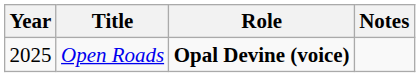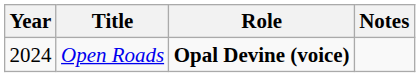(30, 54) 2025 -> (30, 54) 2024
